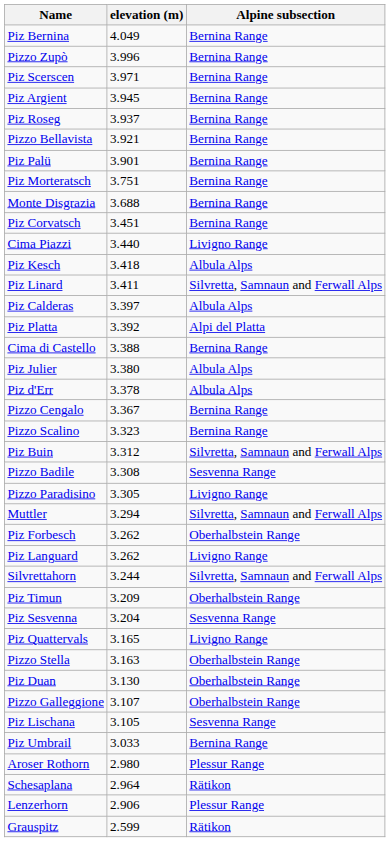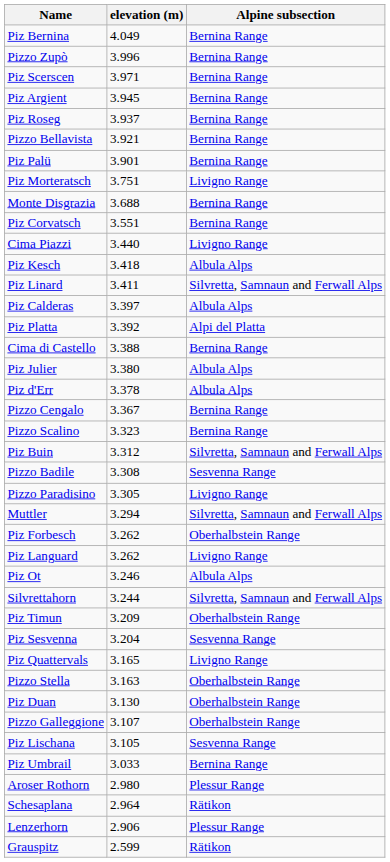(228, 181) Bernina Range -> (228, 181) Livigno Range
(125, 222) 3.451 -> (125, 222) 3.551
+ row: (24, 576)
